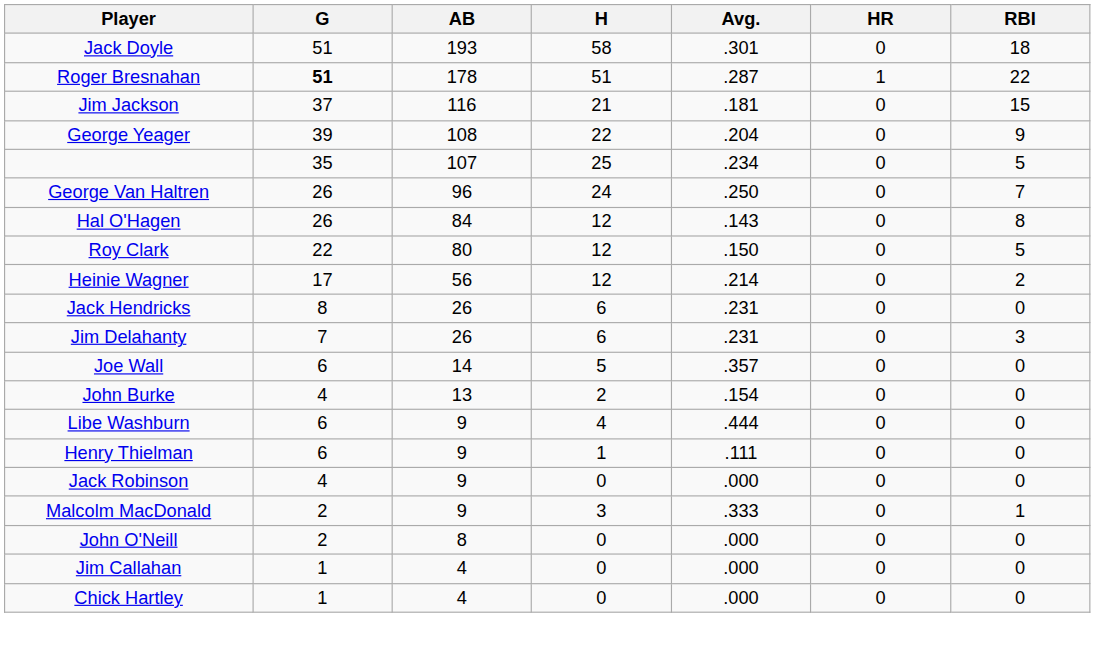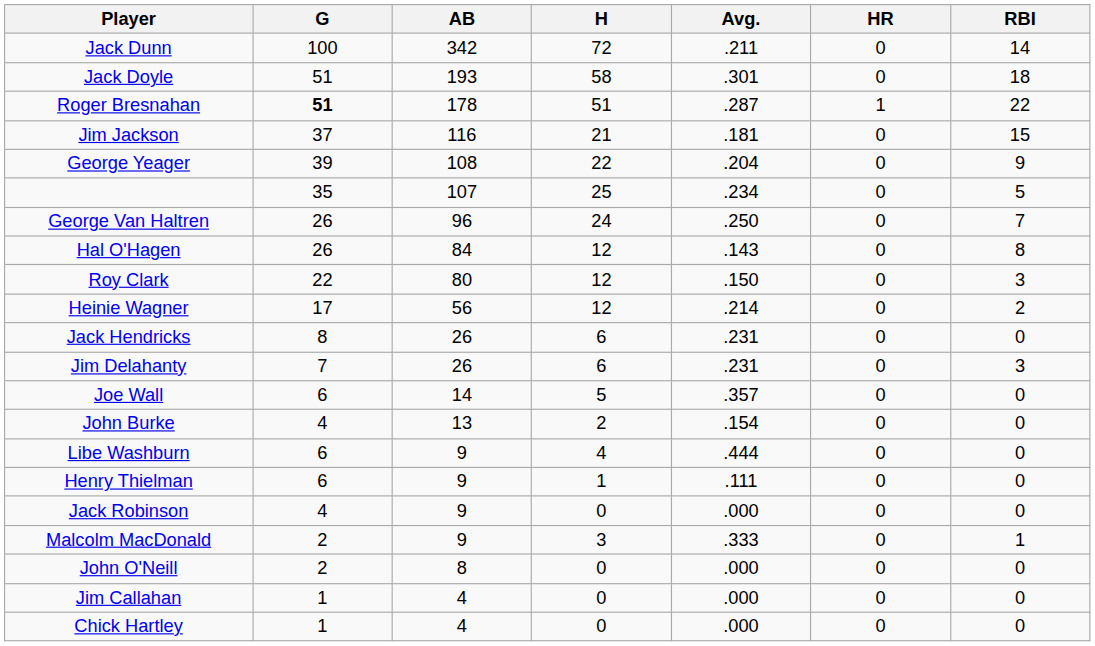+ row: (129, 47)
(1020, 250) 5 -> (1020, 279) 3
